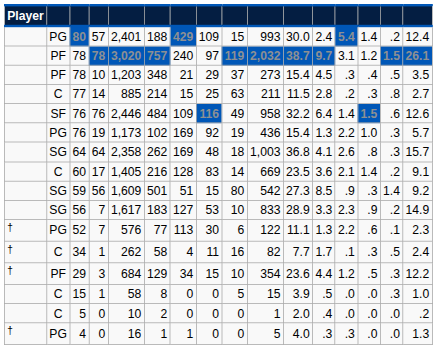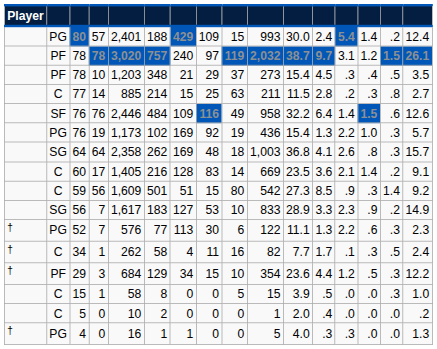(58, 191) SG -> (58, 191) C
(395, 230) .1 -> (395, 230) .3
